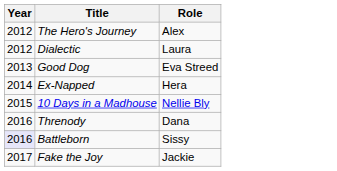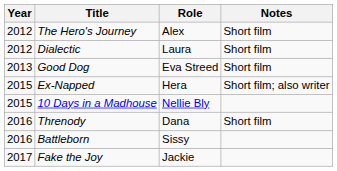+ column: (277, 13)
(20, 85) 2014 -> (20, 85) 2015
(20, 139) lavender background -> (20, 139) no background
